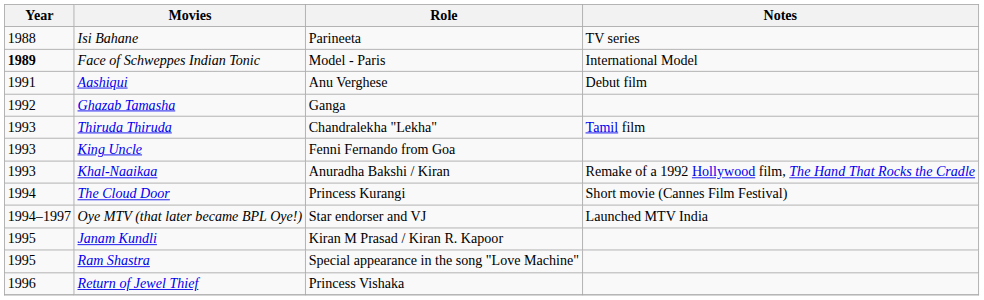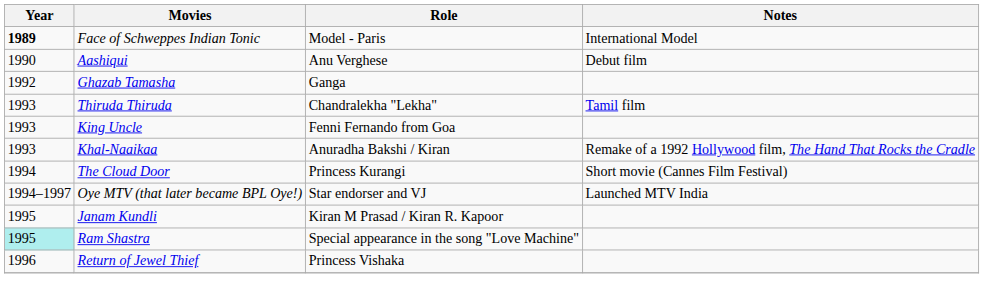- row: (108, 37)
(22, 82) 1991 -> (22, 60) 1990
(22, 261) no background -> (22, 238) paleturquoise background
